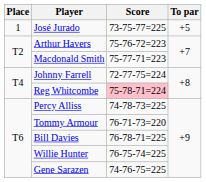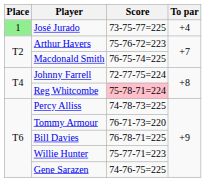(18, 28) no background -> (18, 28) lightgreen background
(185, 28) +5 -> (185, 28) +4
(138, 59) 75-77-71=223 -> (138, 59) 76-75-74=225
(138, 153) 76-75-74=225 -> (138, 153) 75-77-71=223
